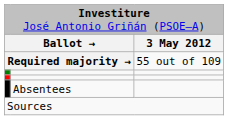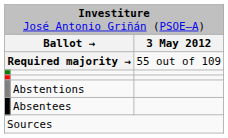+ row: (7, 89)
